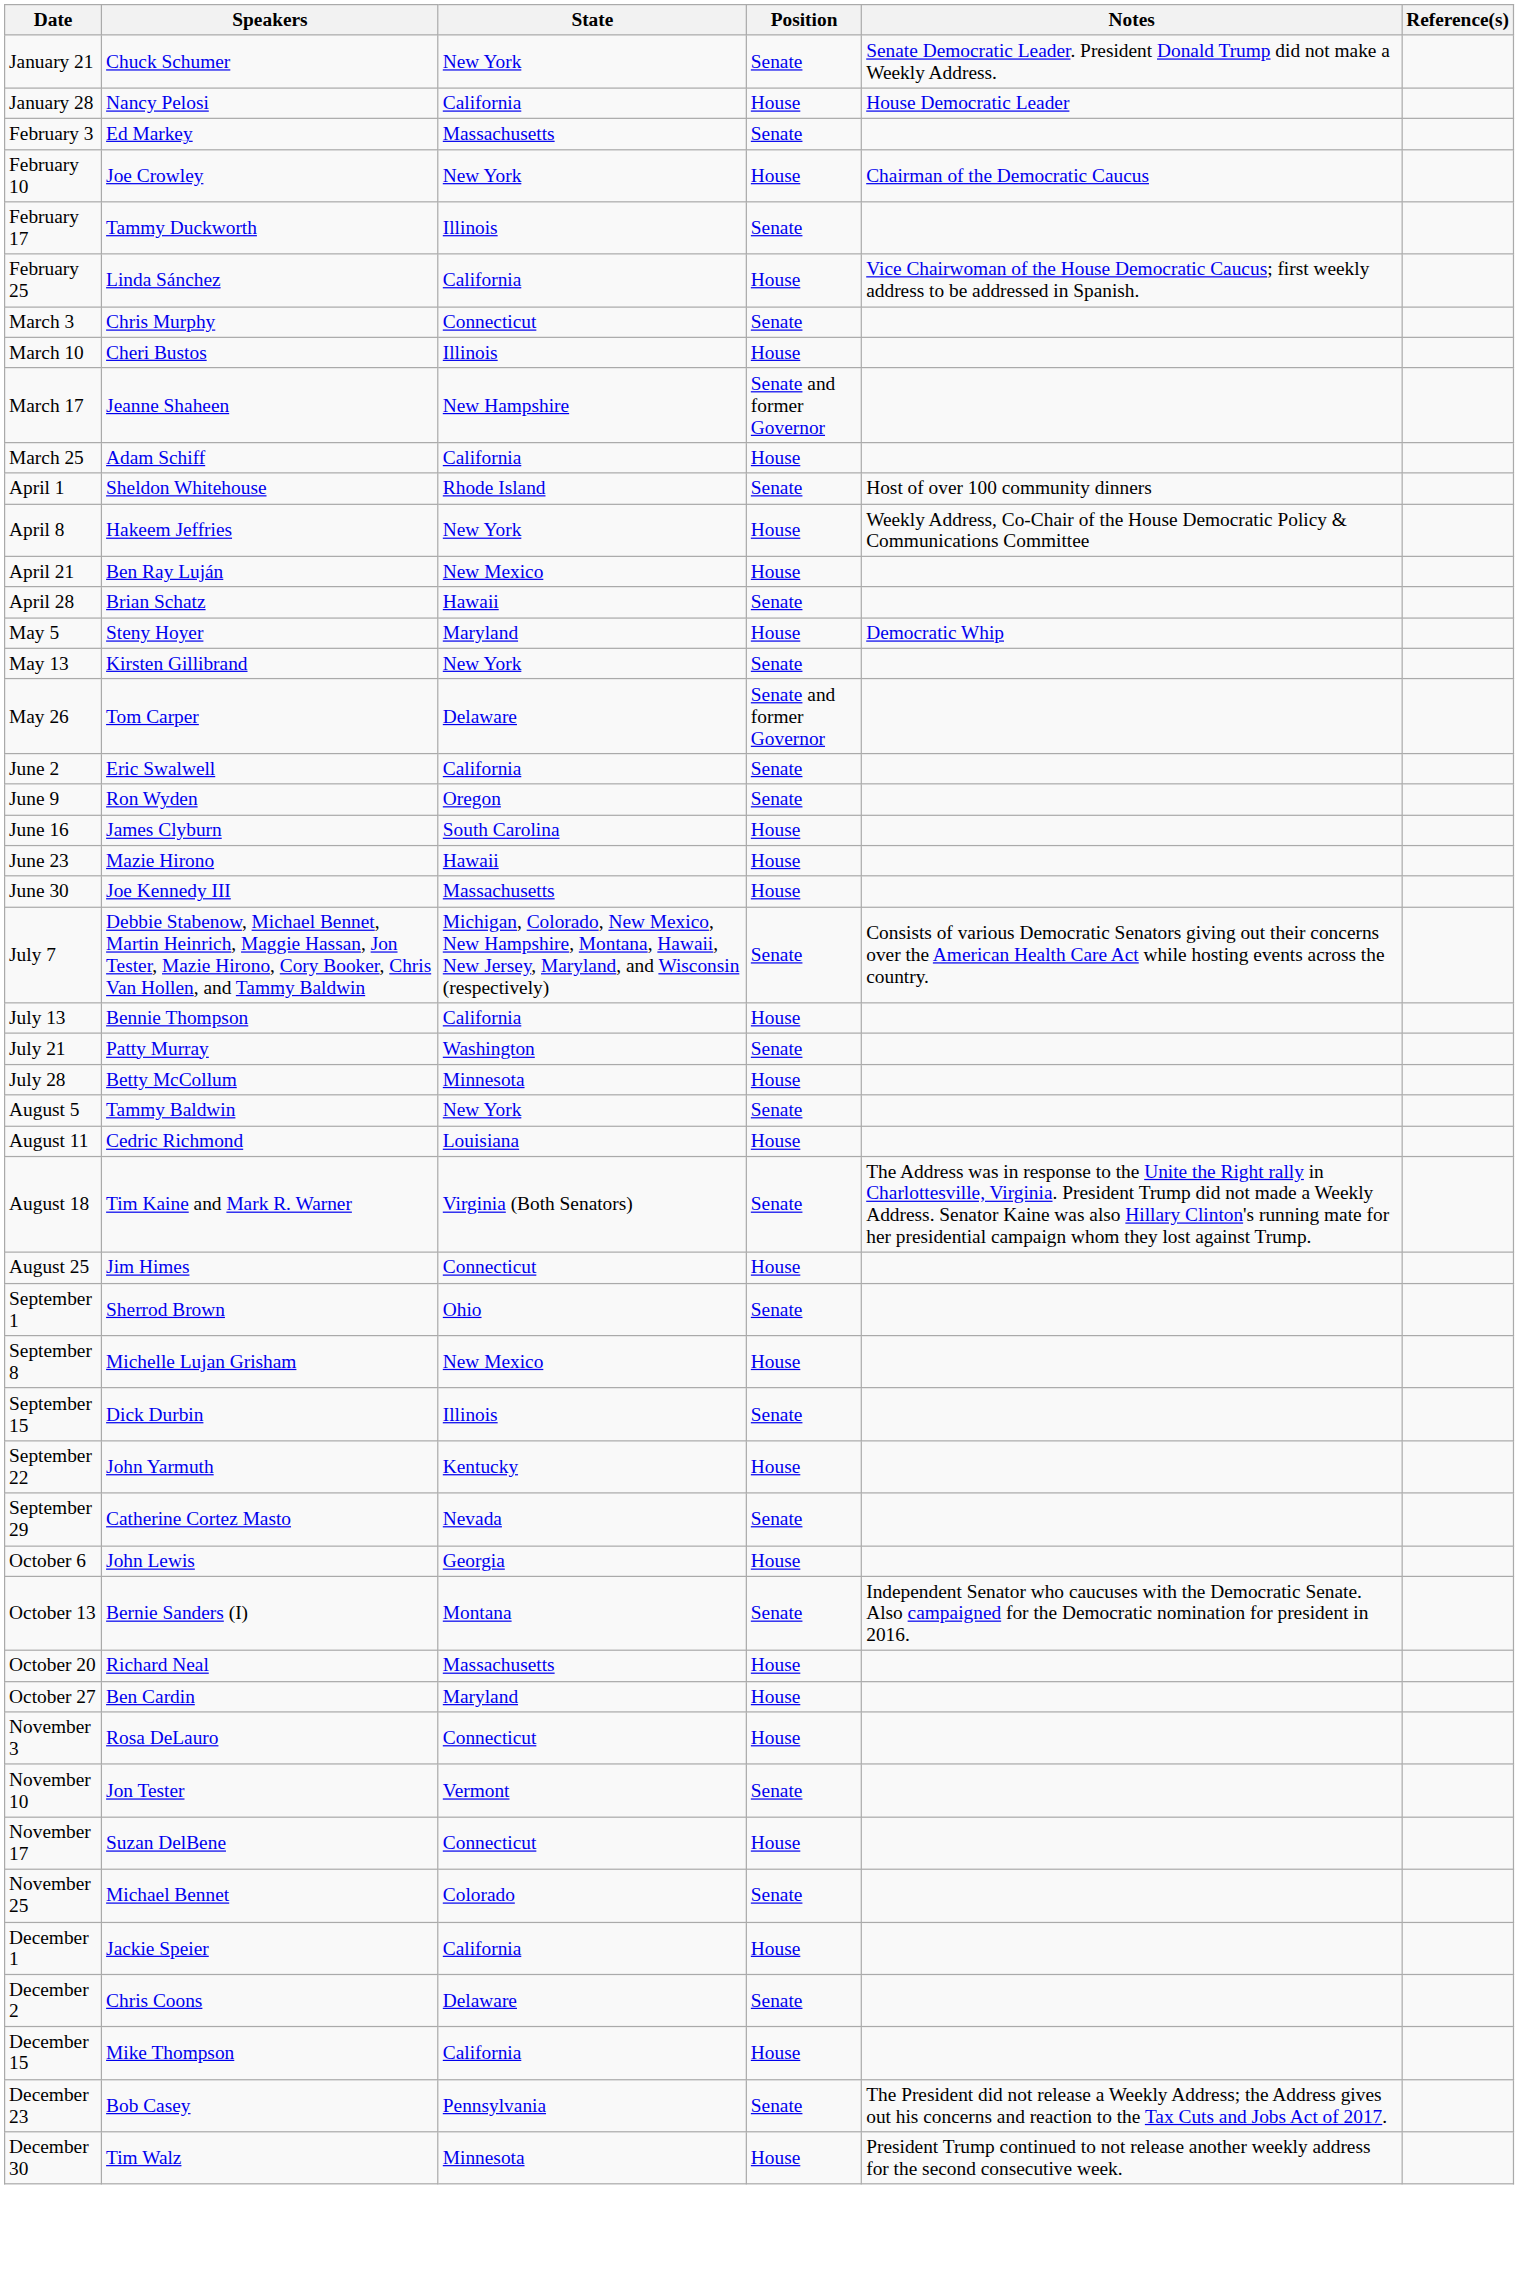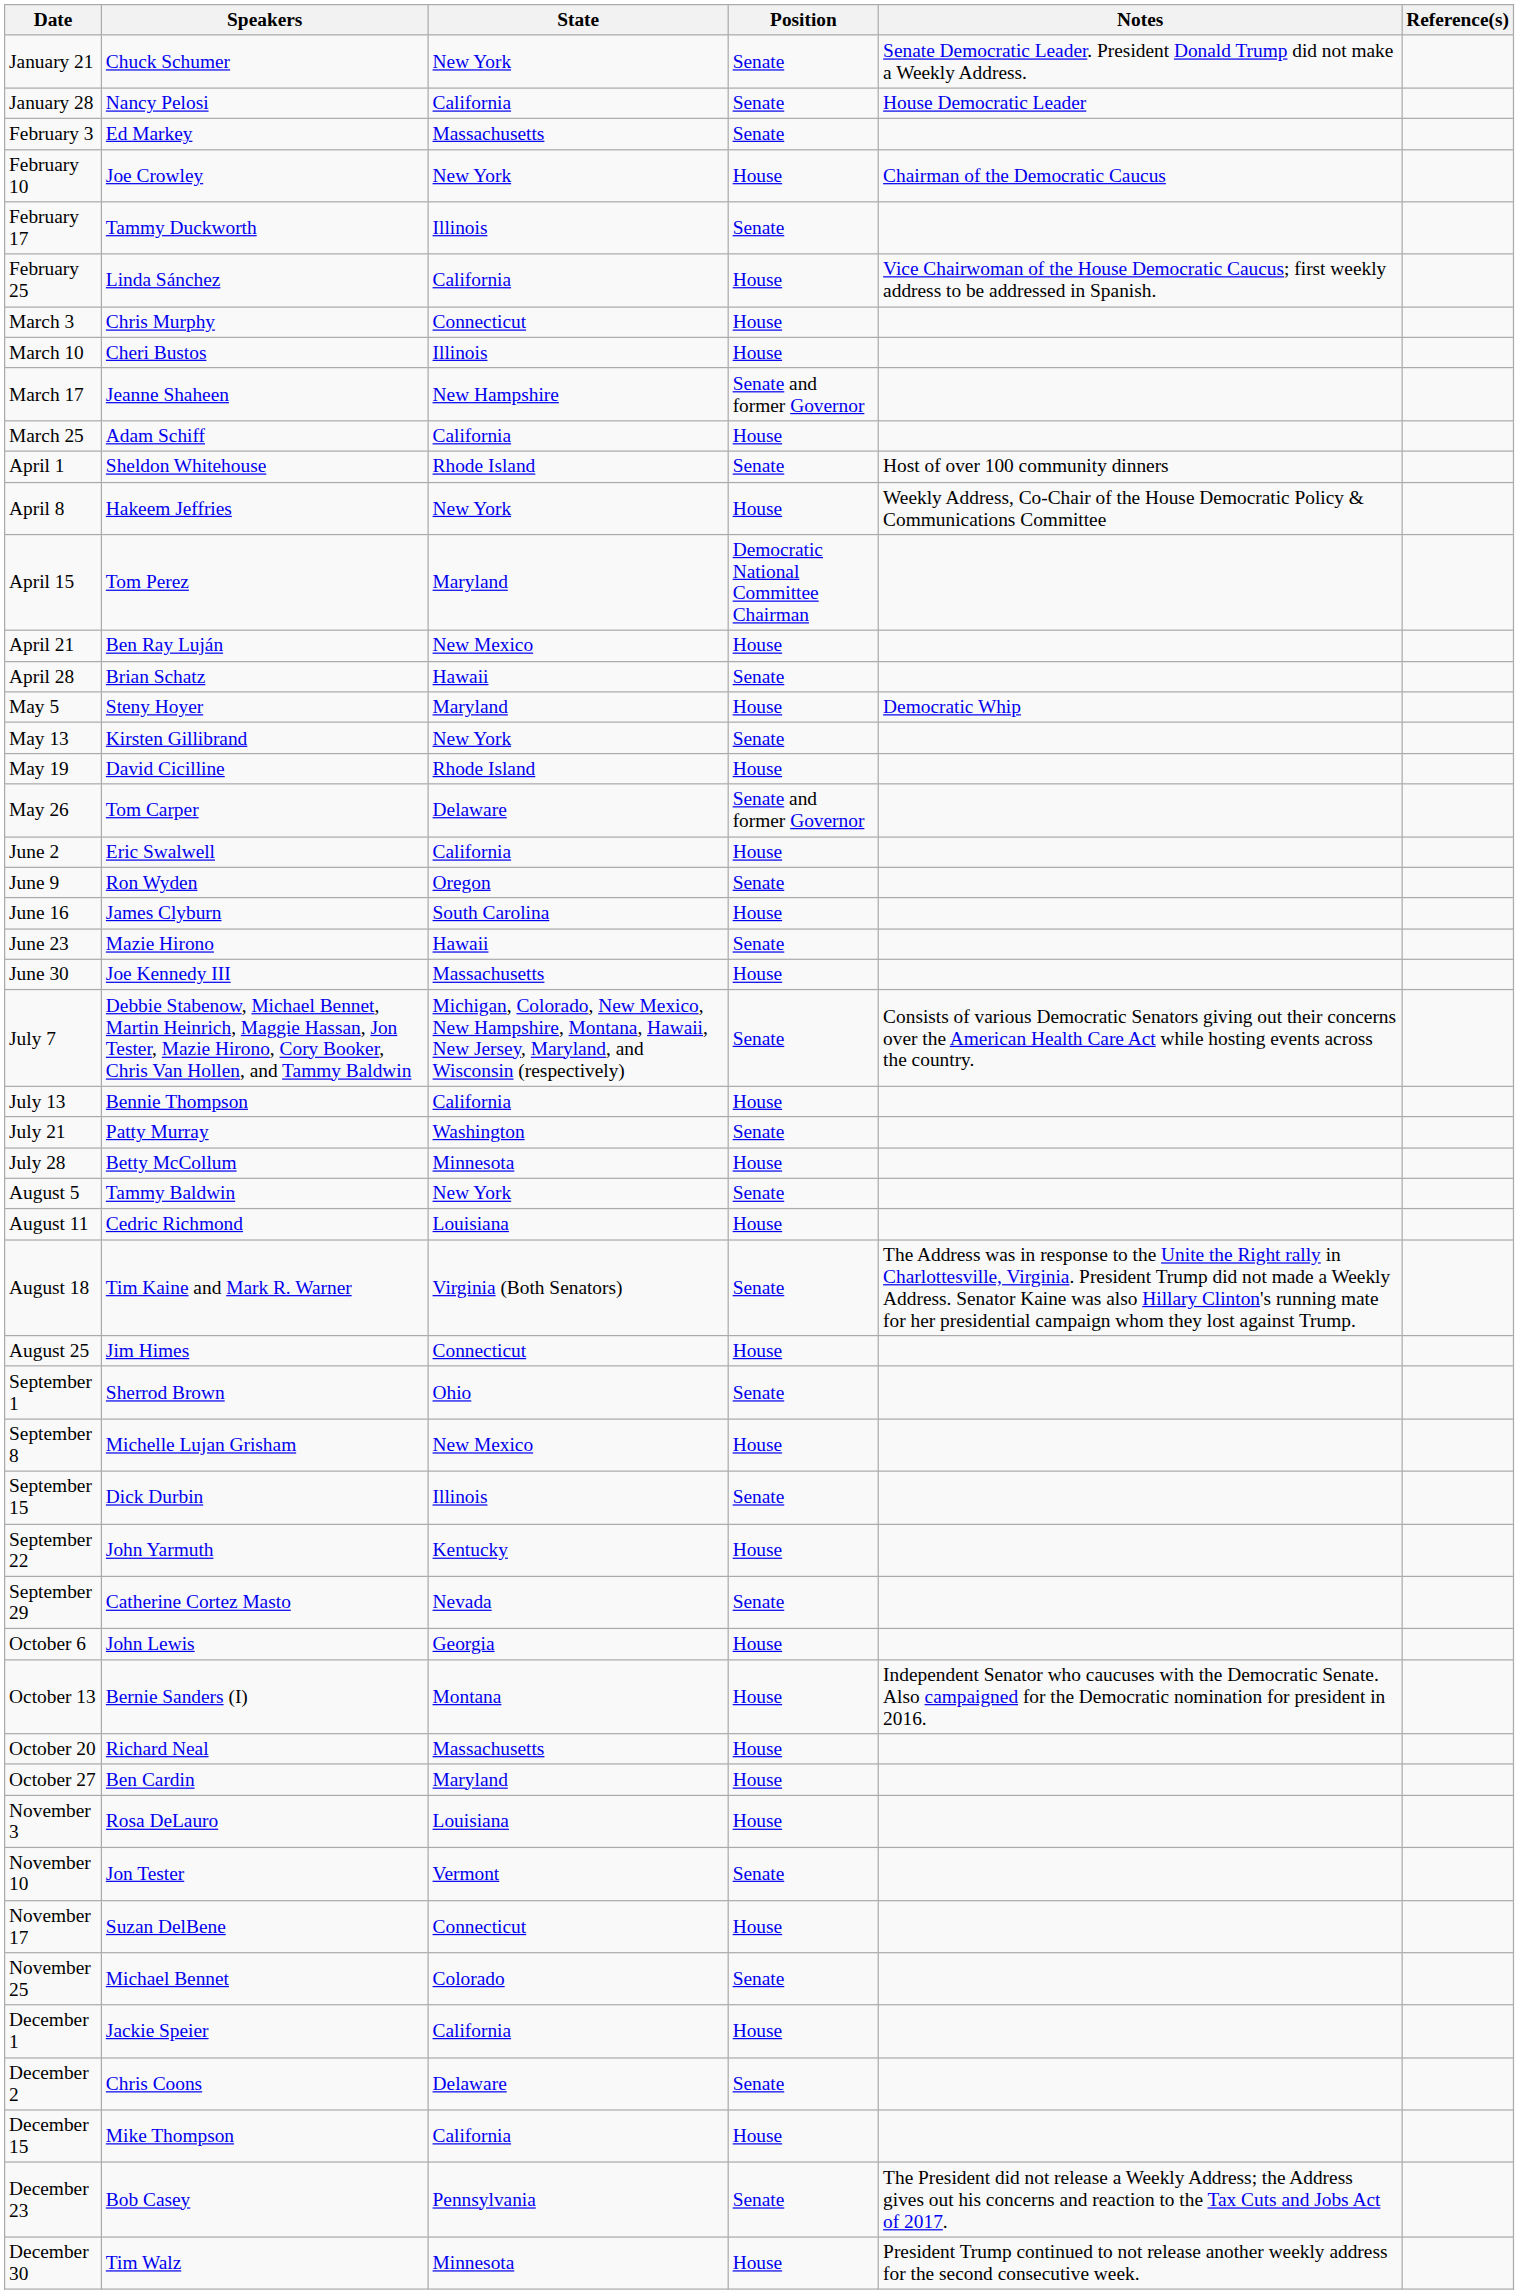(776, 103) House -> (758, 103) Senate
(777, 321) Senate -> (757, 321) House
+ row: (42, 582)
+ row: (39, 768)
(777, 768) Senate -> (757, 851) House
(776, 860) House -> (758, 943) Senate
(777, 1613) Senate -> (757, 1696) House
(490, 1738) Connecticut -> (471, 1821) Louisiana
